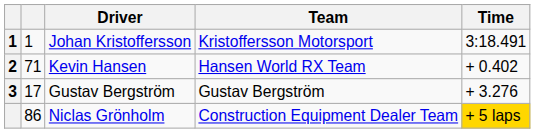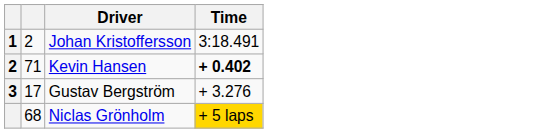- column: (328, 17)
(28, 42) 1 -> (28, 42) 2
(492, 67) normal -> (225, 67) bold
(33, 116) 86 -> (33, 116) 68
